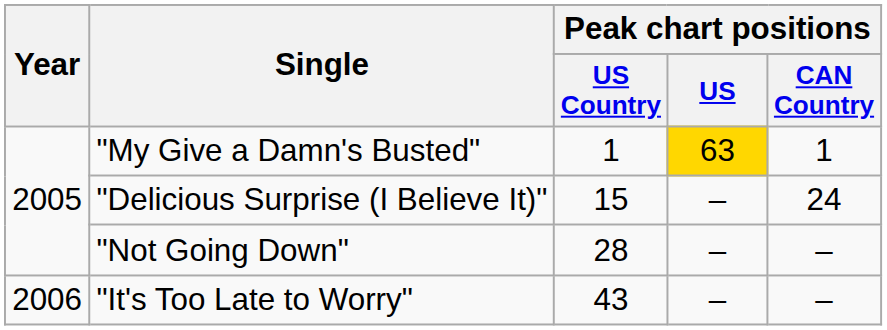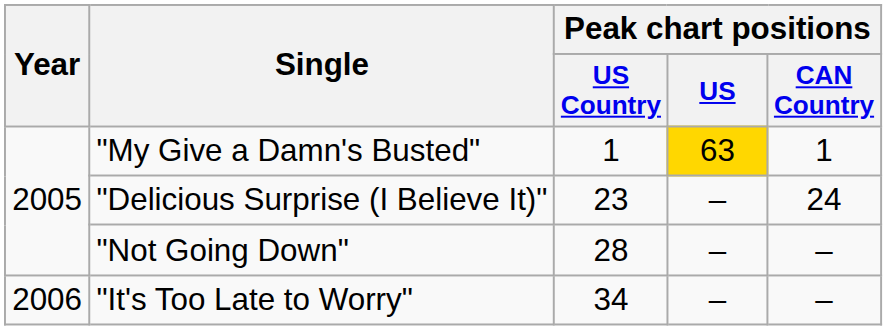(611, 200) 15 -> (611, 200) 23
(611, 299) 43 -> (611, 299) 34
